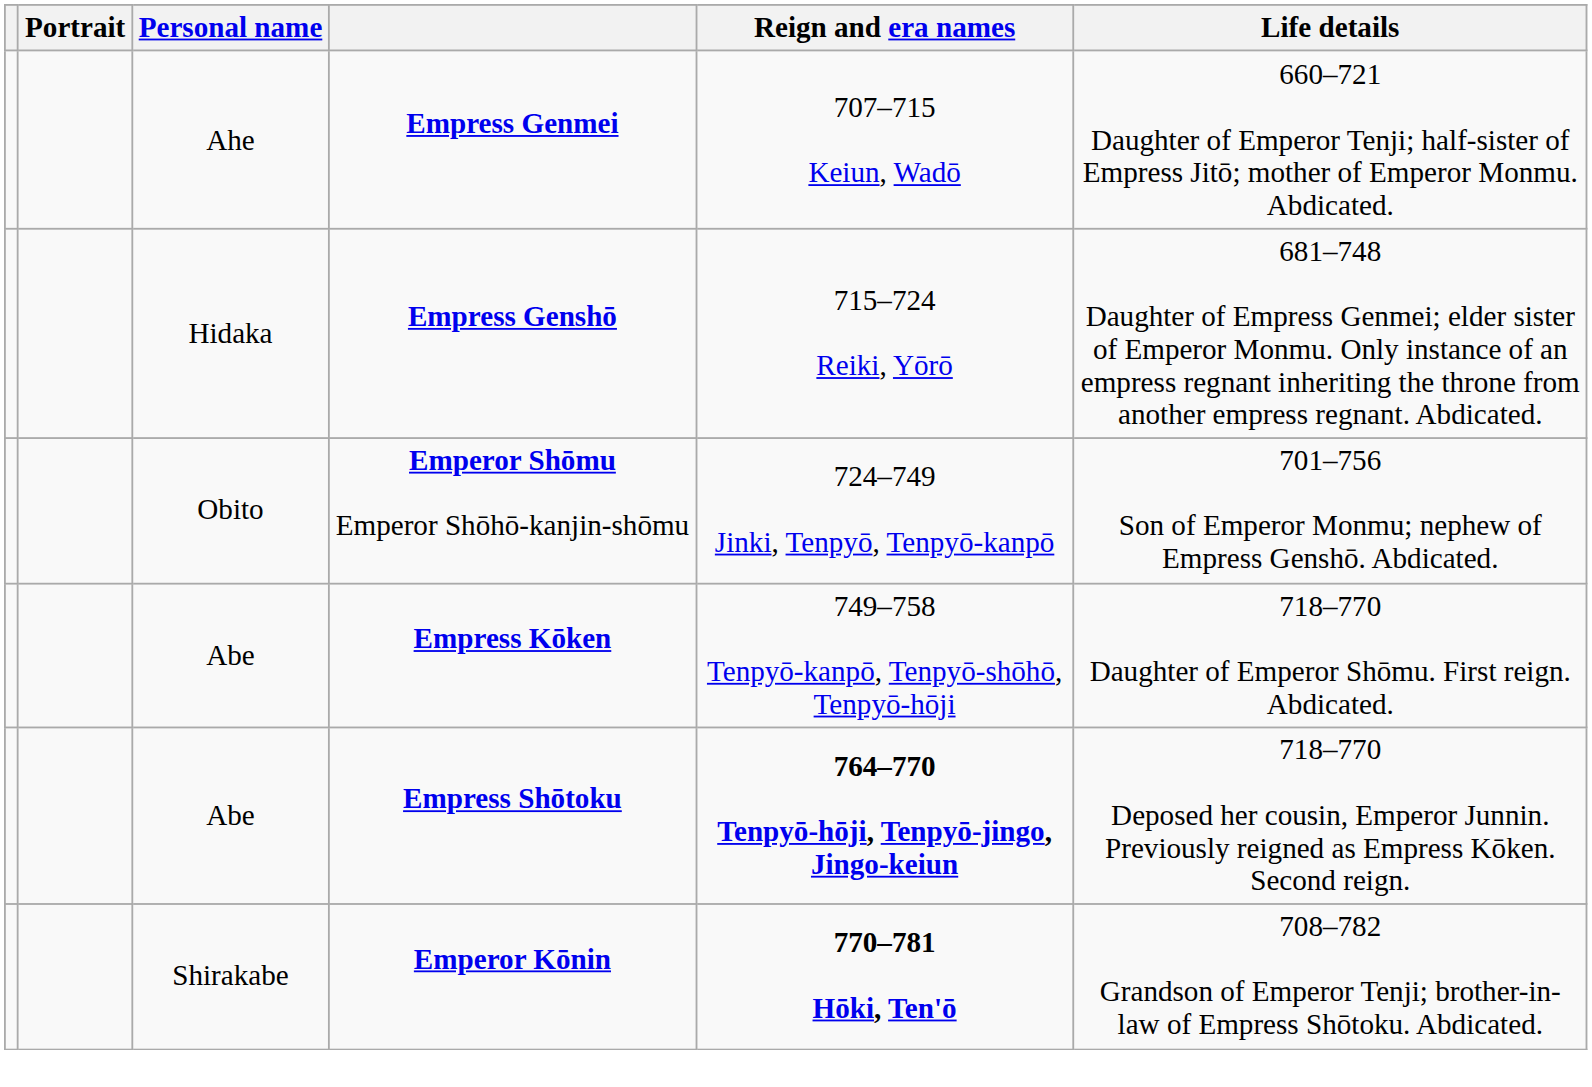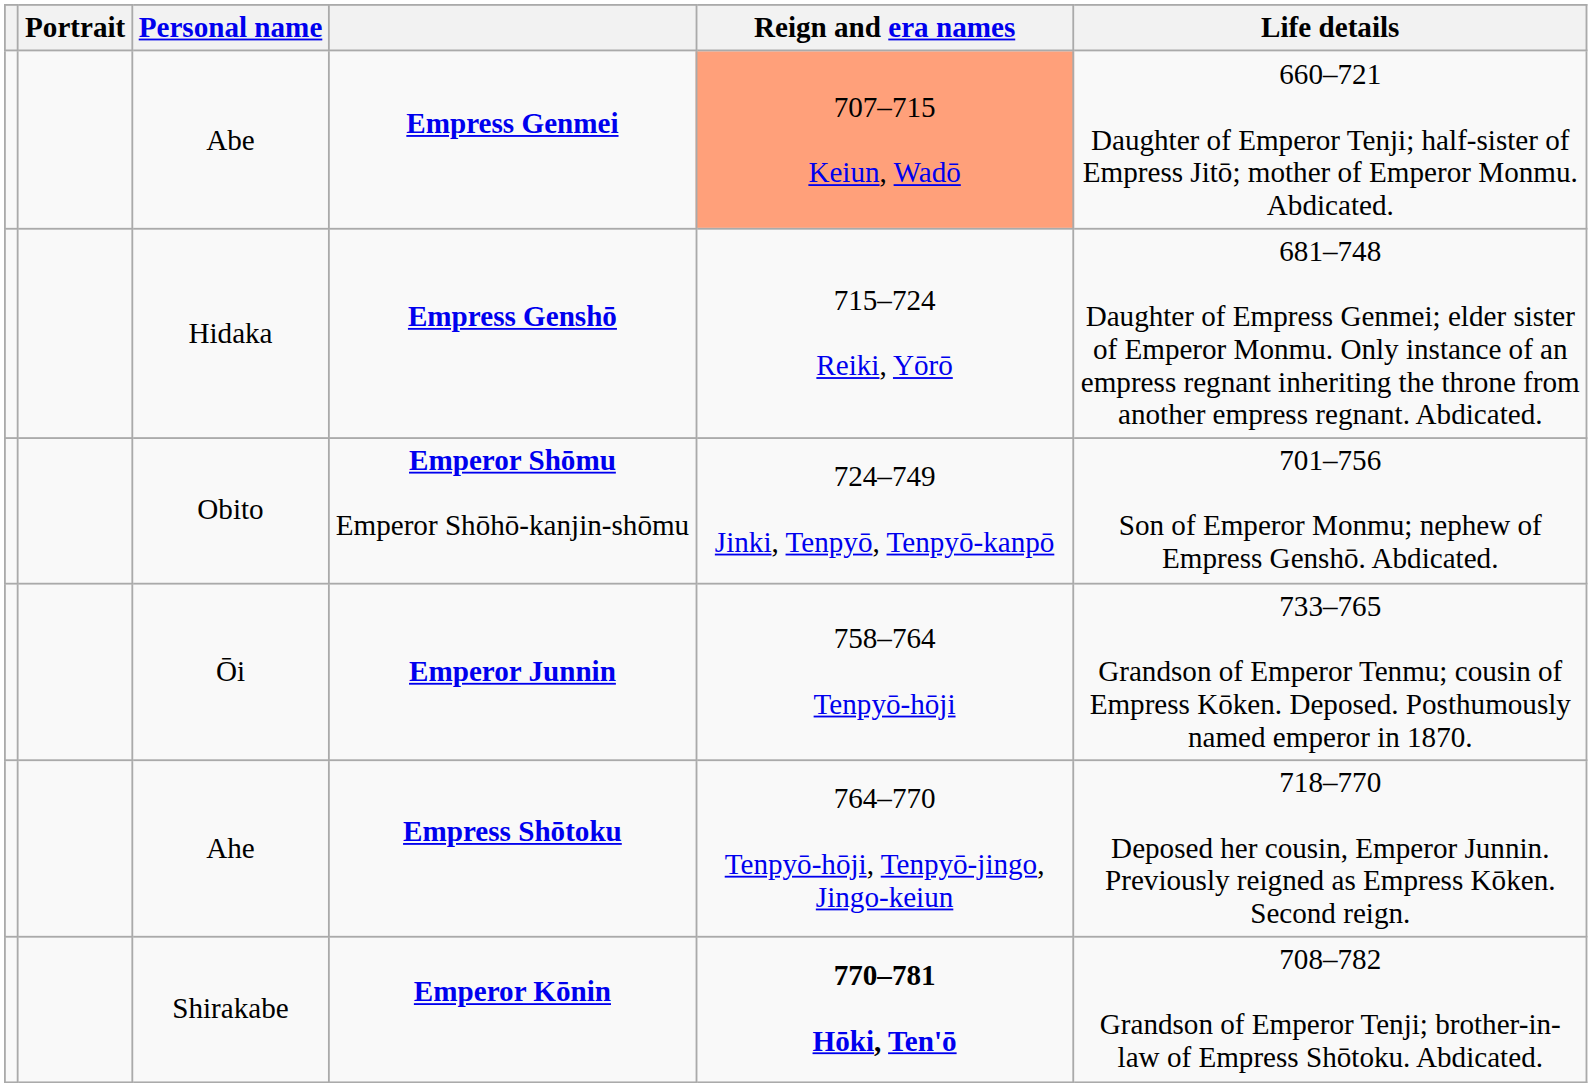(231, 139) Ahe -> (231, 139) Abe
(885, 139) no background -> (885, 139) lightsalmon background
- row: (512, 638)
+ row: (512, 670)
(231, 815) Abe -> (231, 848) Ahe
(885, 815) bold -> (885, 848) normal
